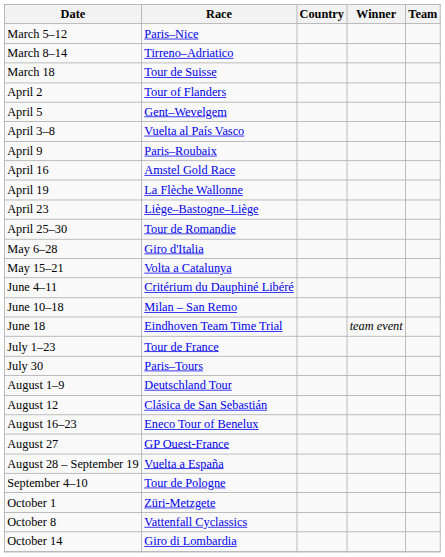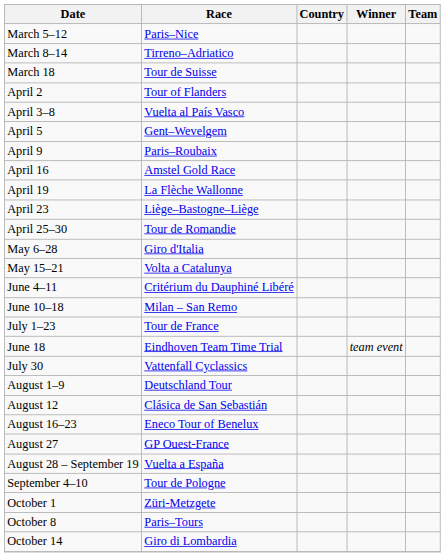rows swapped: (31, 131) <-> (25, 111)
rows swapped: (26, 326) <-> (31, 346)
(174, 365) Paris–Tours -> (196, 365) Vattenfall Cyclassics
(196, 522) Vattenfall Cyclassics -> (174, 522) Paris–Tours
